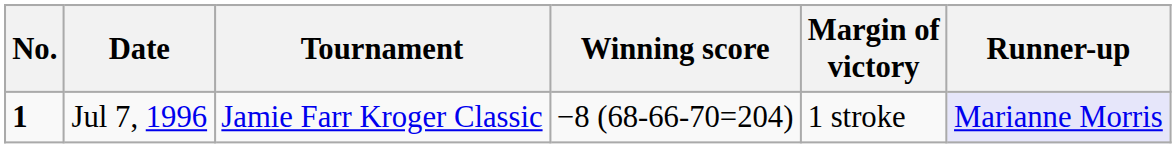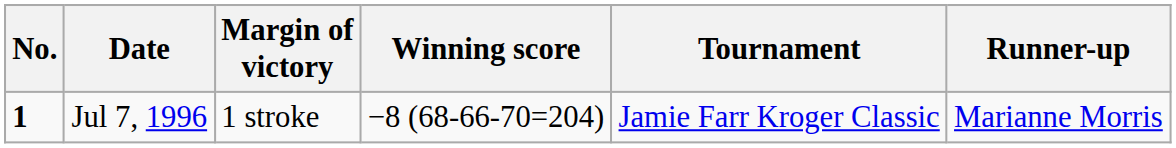columns swapped: (382, 48) <-> (874, 48)
(1058, 116) lavender background -> (1058, 116) no background
